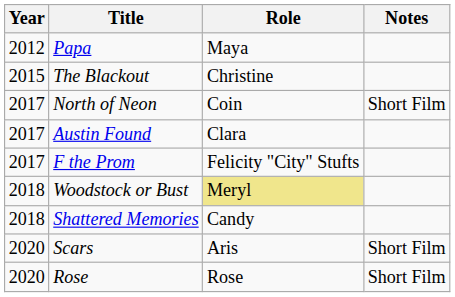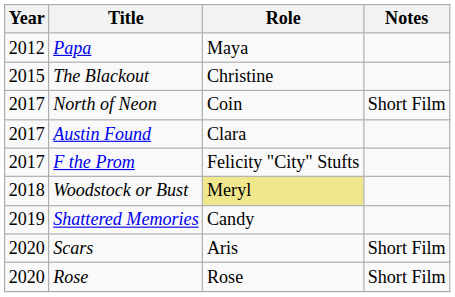(27, 219) 2018 -> (27, 219) 2019
